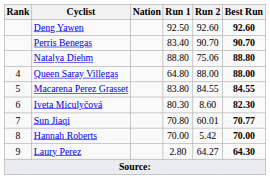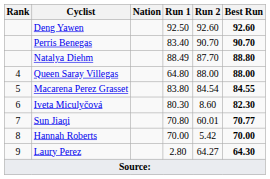(178, 58) 88.80 -> (178, 58) 88.49
(208, 58) 75.06 -> (208, 58) 87.70
(208, 89) 84.55 -> (208, 89) 84.54
